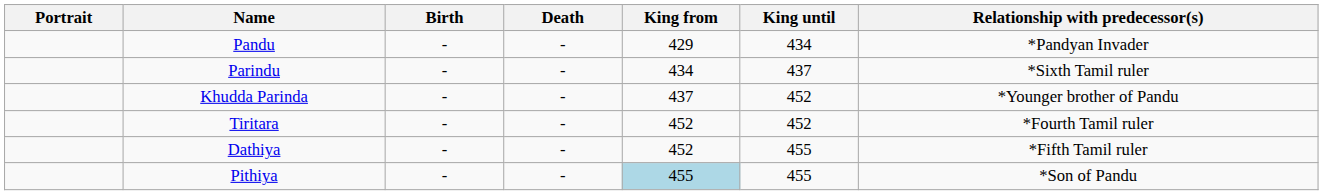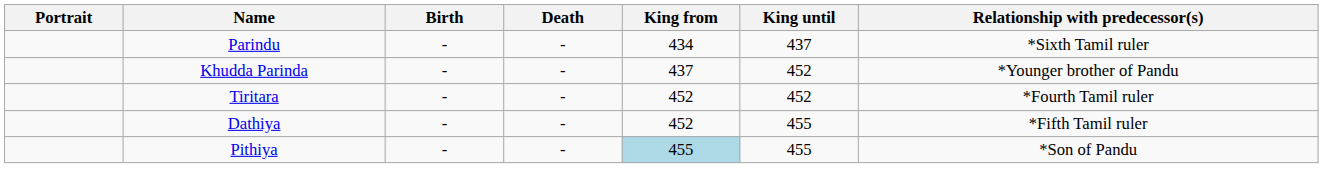- row: (254, 44)
